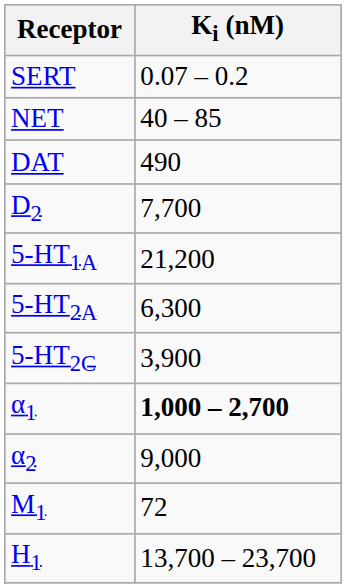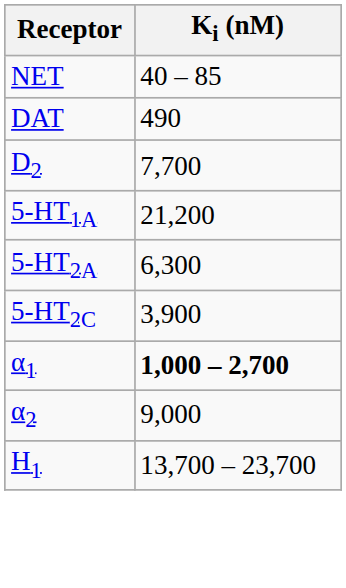- row: (43, 75)
- row: (29, 507)
